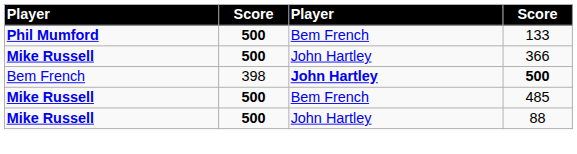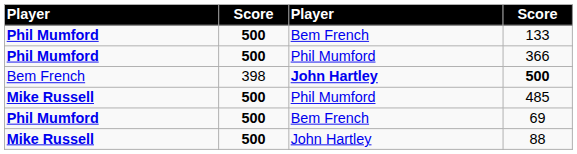(50, 56) Mike Russell -> (53, 56) Phil Mumford
(331, 56) John Hartley -> (333, 56) Phil Mumford
(330, 97) Bem French -> (333, 97) Phil Mumford
+ row: (537, 118)
